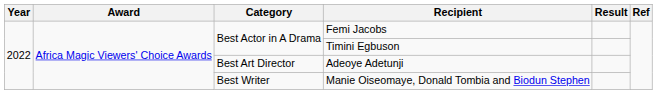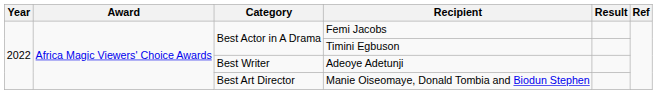(256, 64) Best Art Director -> (243, 64) Best Writer
(243, 81) Best Writer -> (256, 81) Best Art Director
